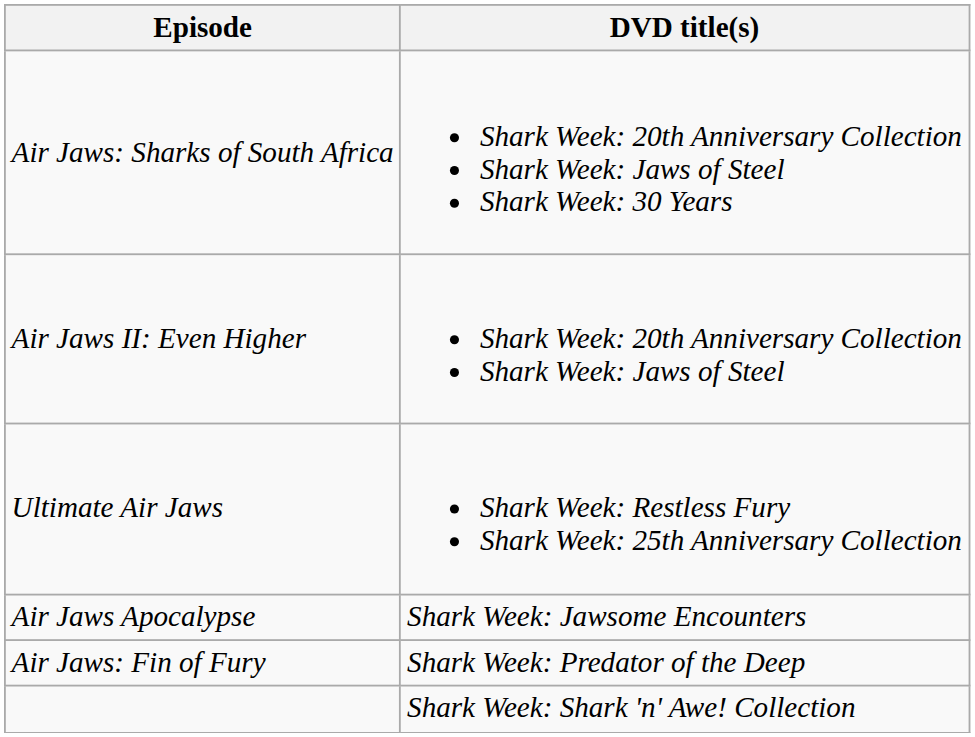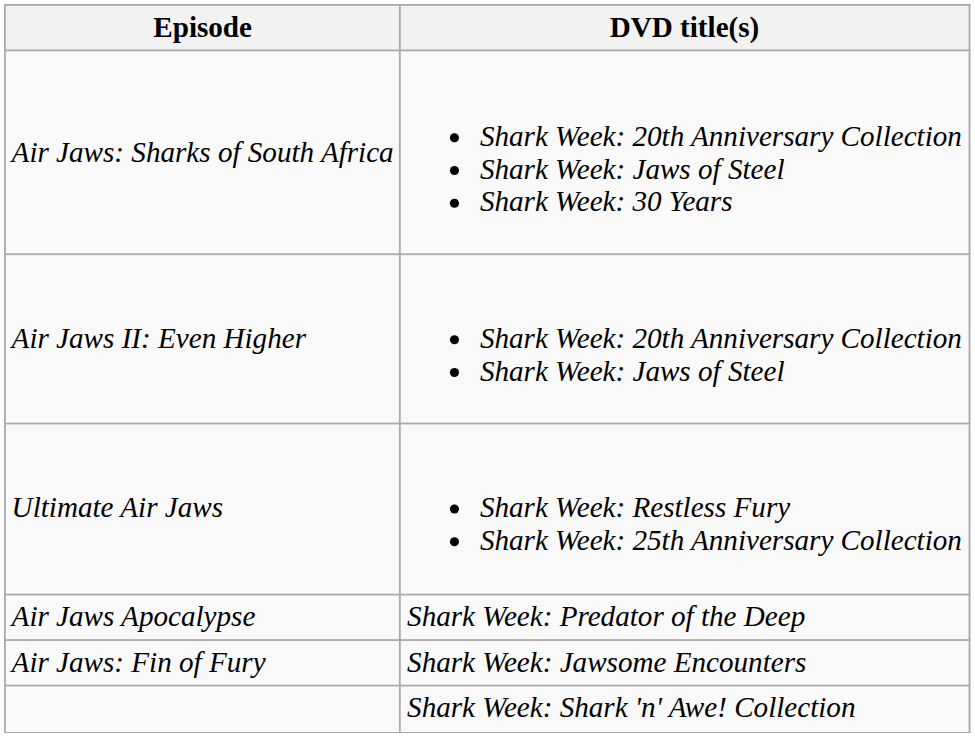(607, 616) Shark Week: Jawsome Encounters -> (606, 616) Shark Week: Predator of the Deep
(606, 662) Shark Week: Predator of the Deep -> (607, 662) Shark Week: Jawsome Encounters
